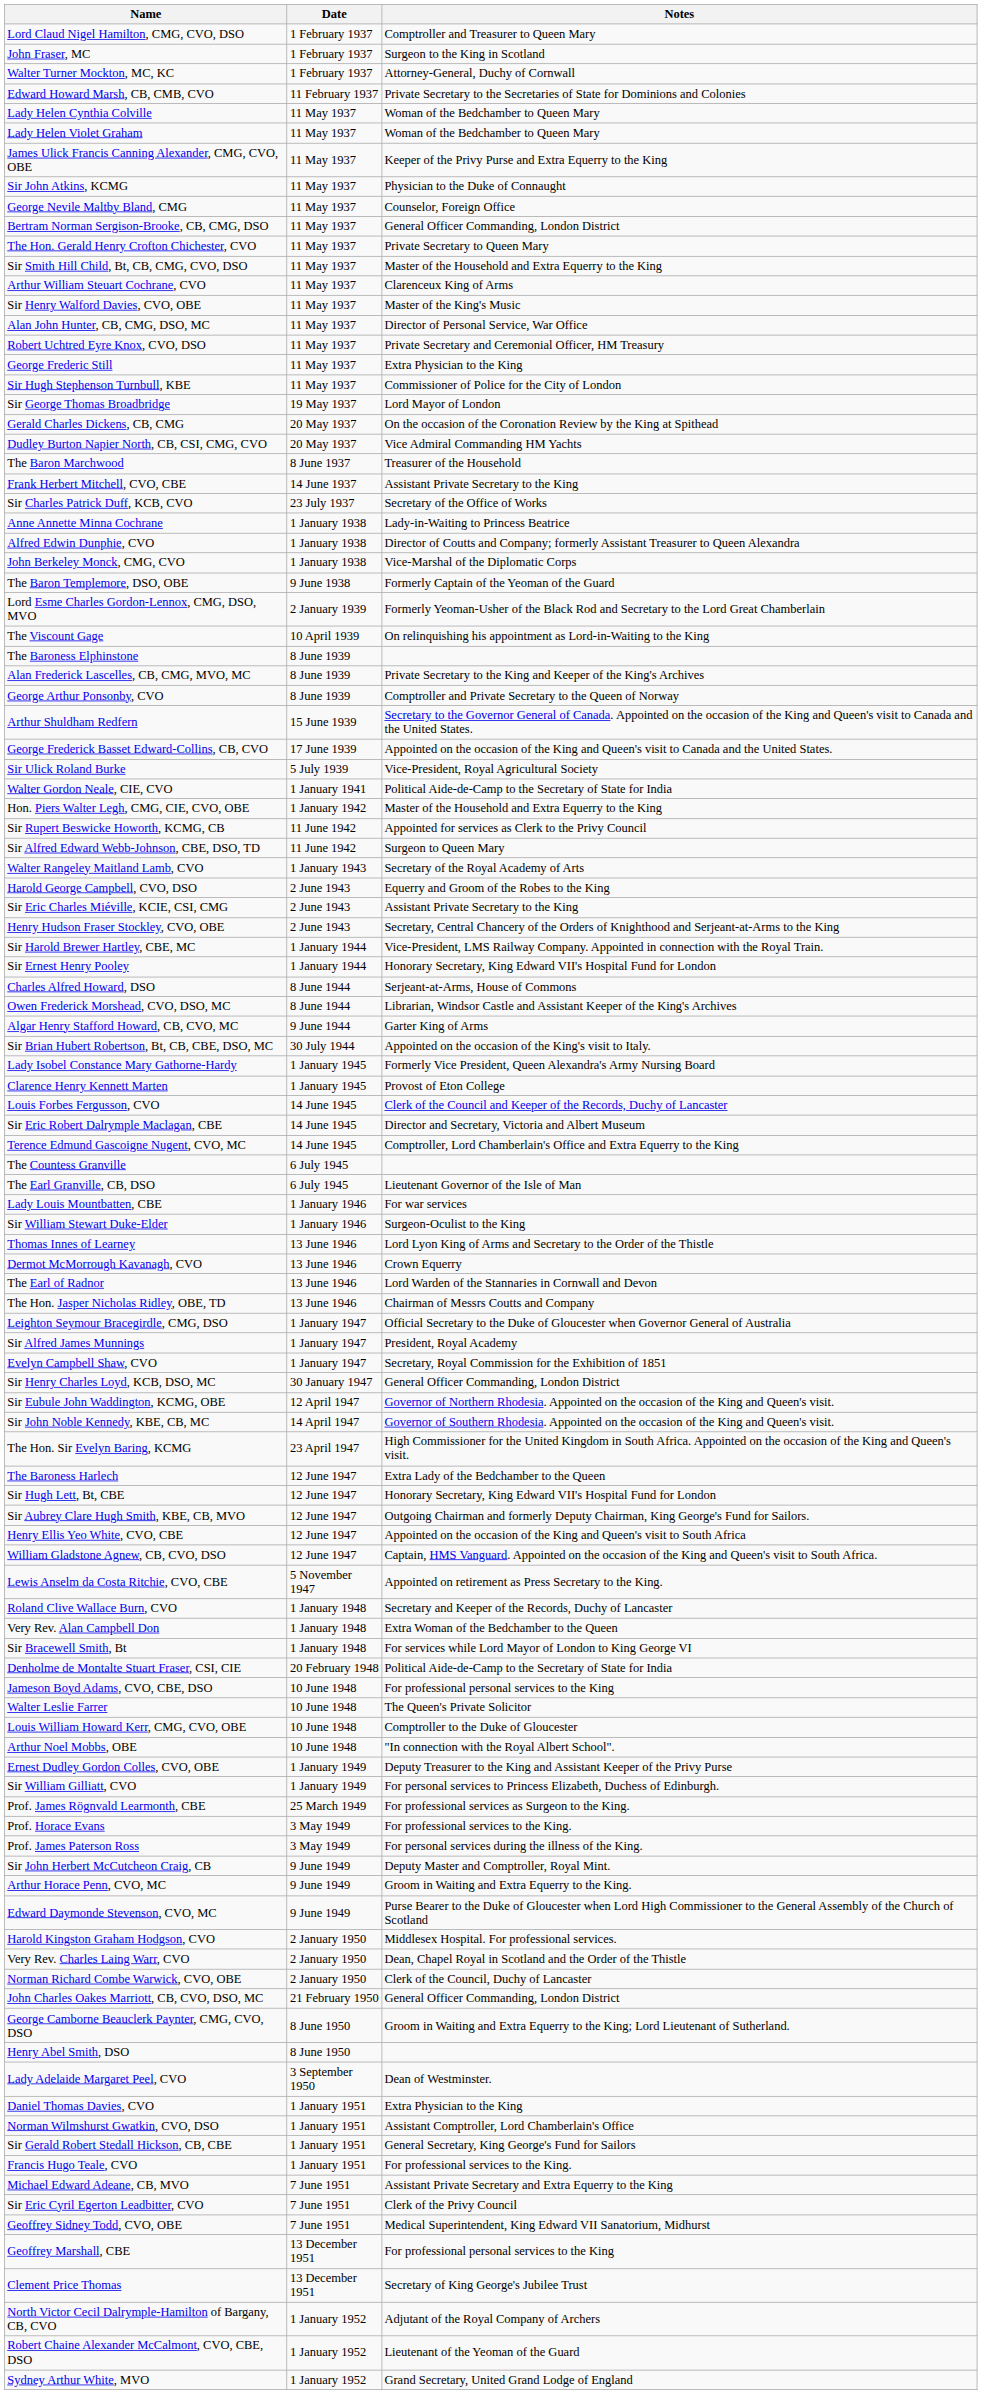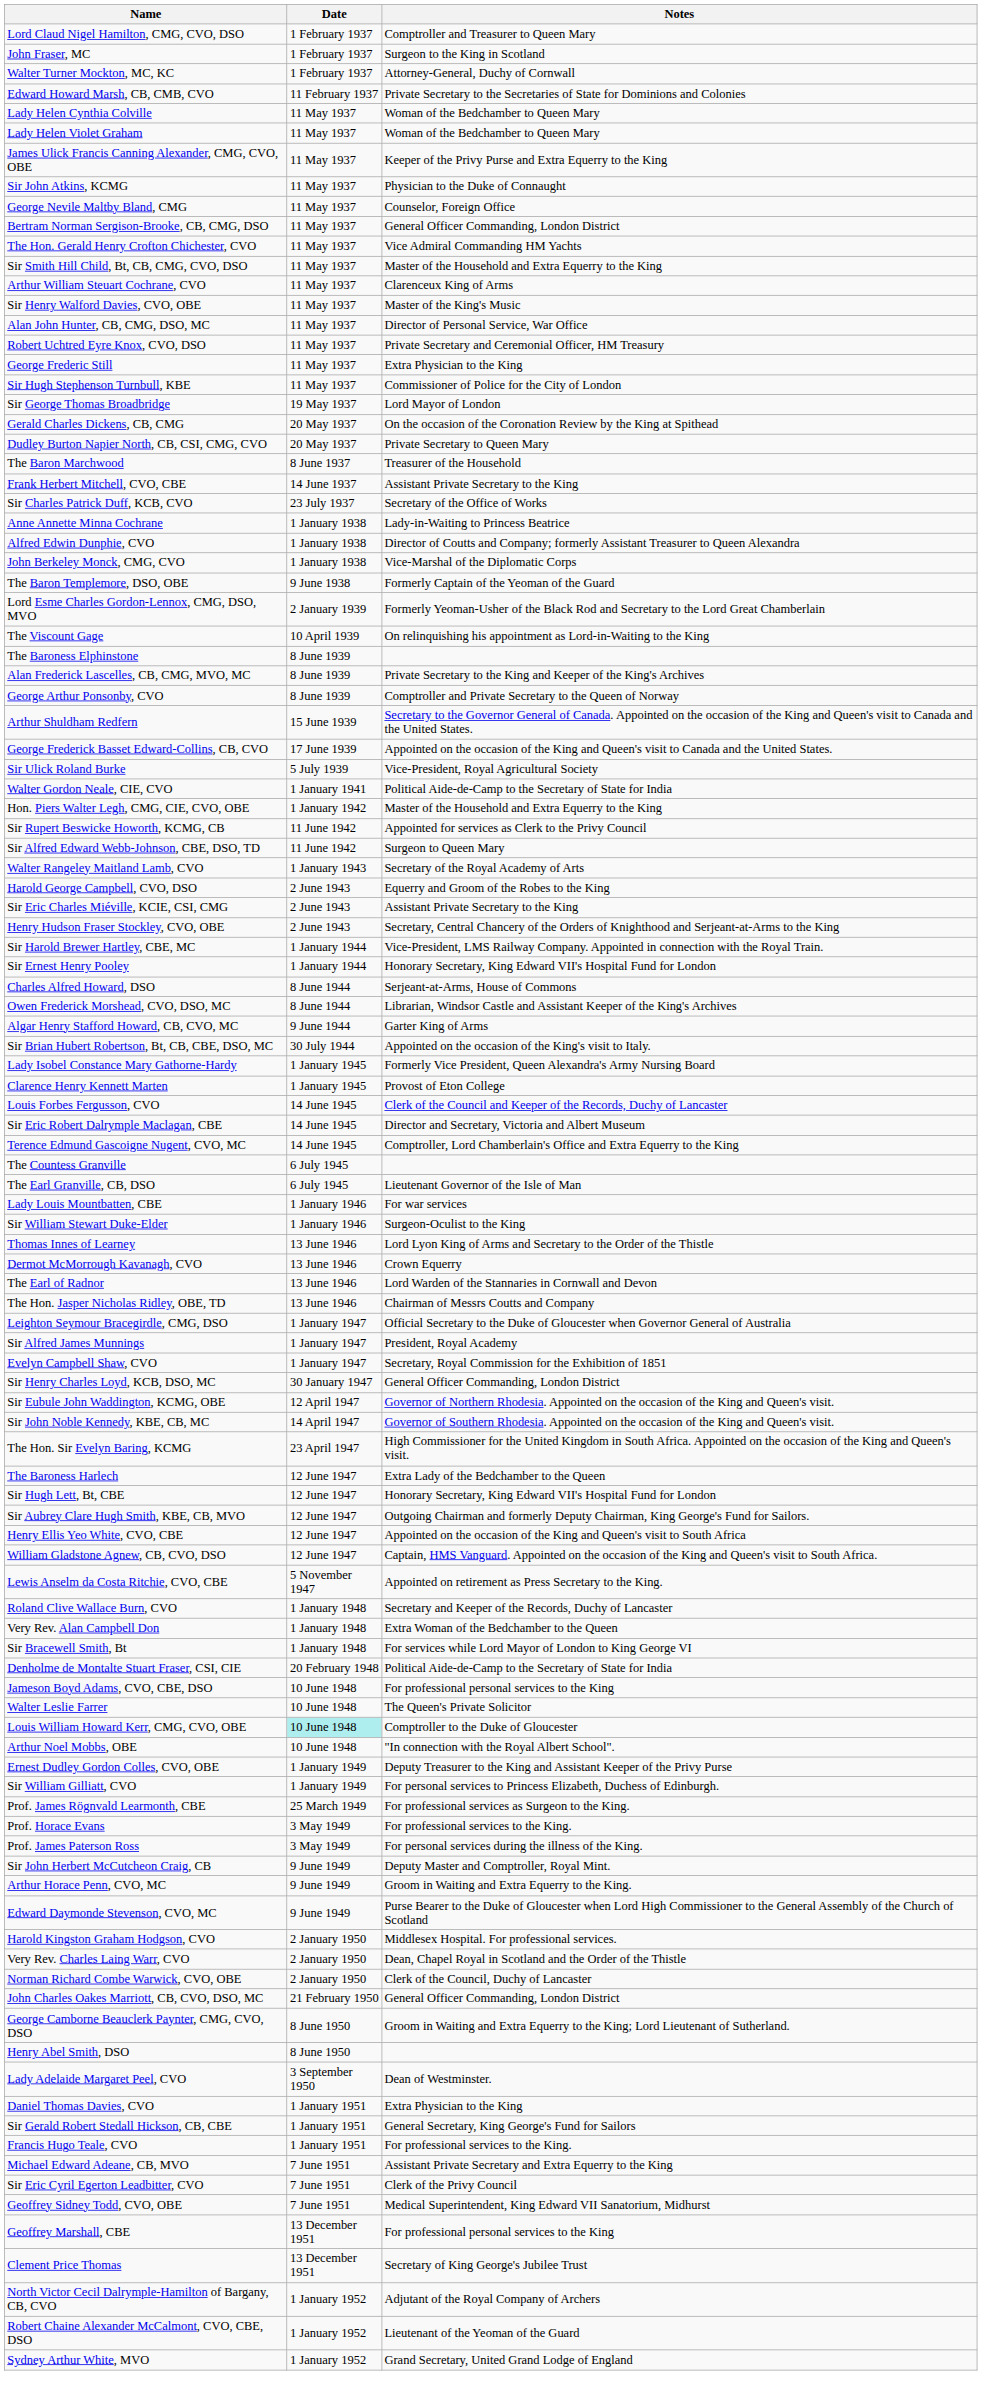(467, 246) Private Secretary to Queen Mary -> (483, 246) Vice Admiral Commanding HM Yachts
(483, 444) Vice Admiral Commanding HM Yachts -> (467, 444) Private Secretary to Queen Mary
(323, 1727) no background -> (323, 1727) paleturquoise background
- row: (113, 2125)
